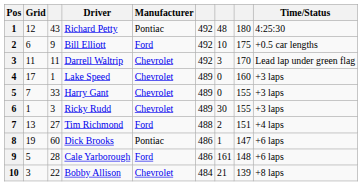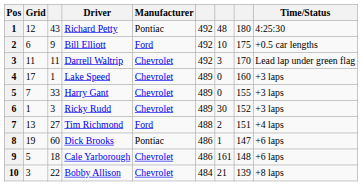(244, 108) 155 -> (244, 108) 152
(55, 157) 28 -> (55, 157) 18
(144, 157) Ford -> (154, 157) Chevrolet
